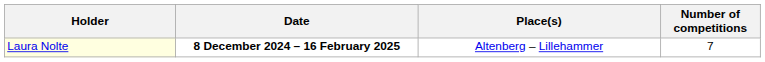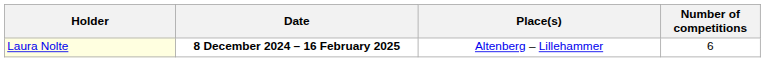(710, 47) 7 -> (710, 47) 6
